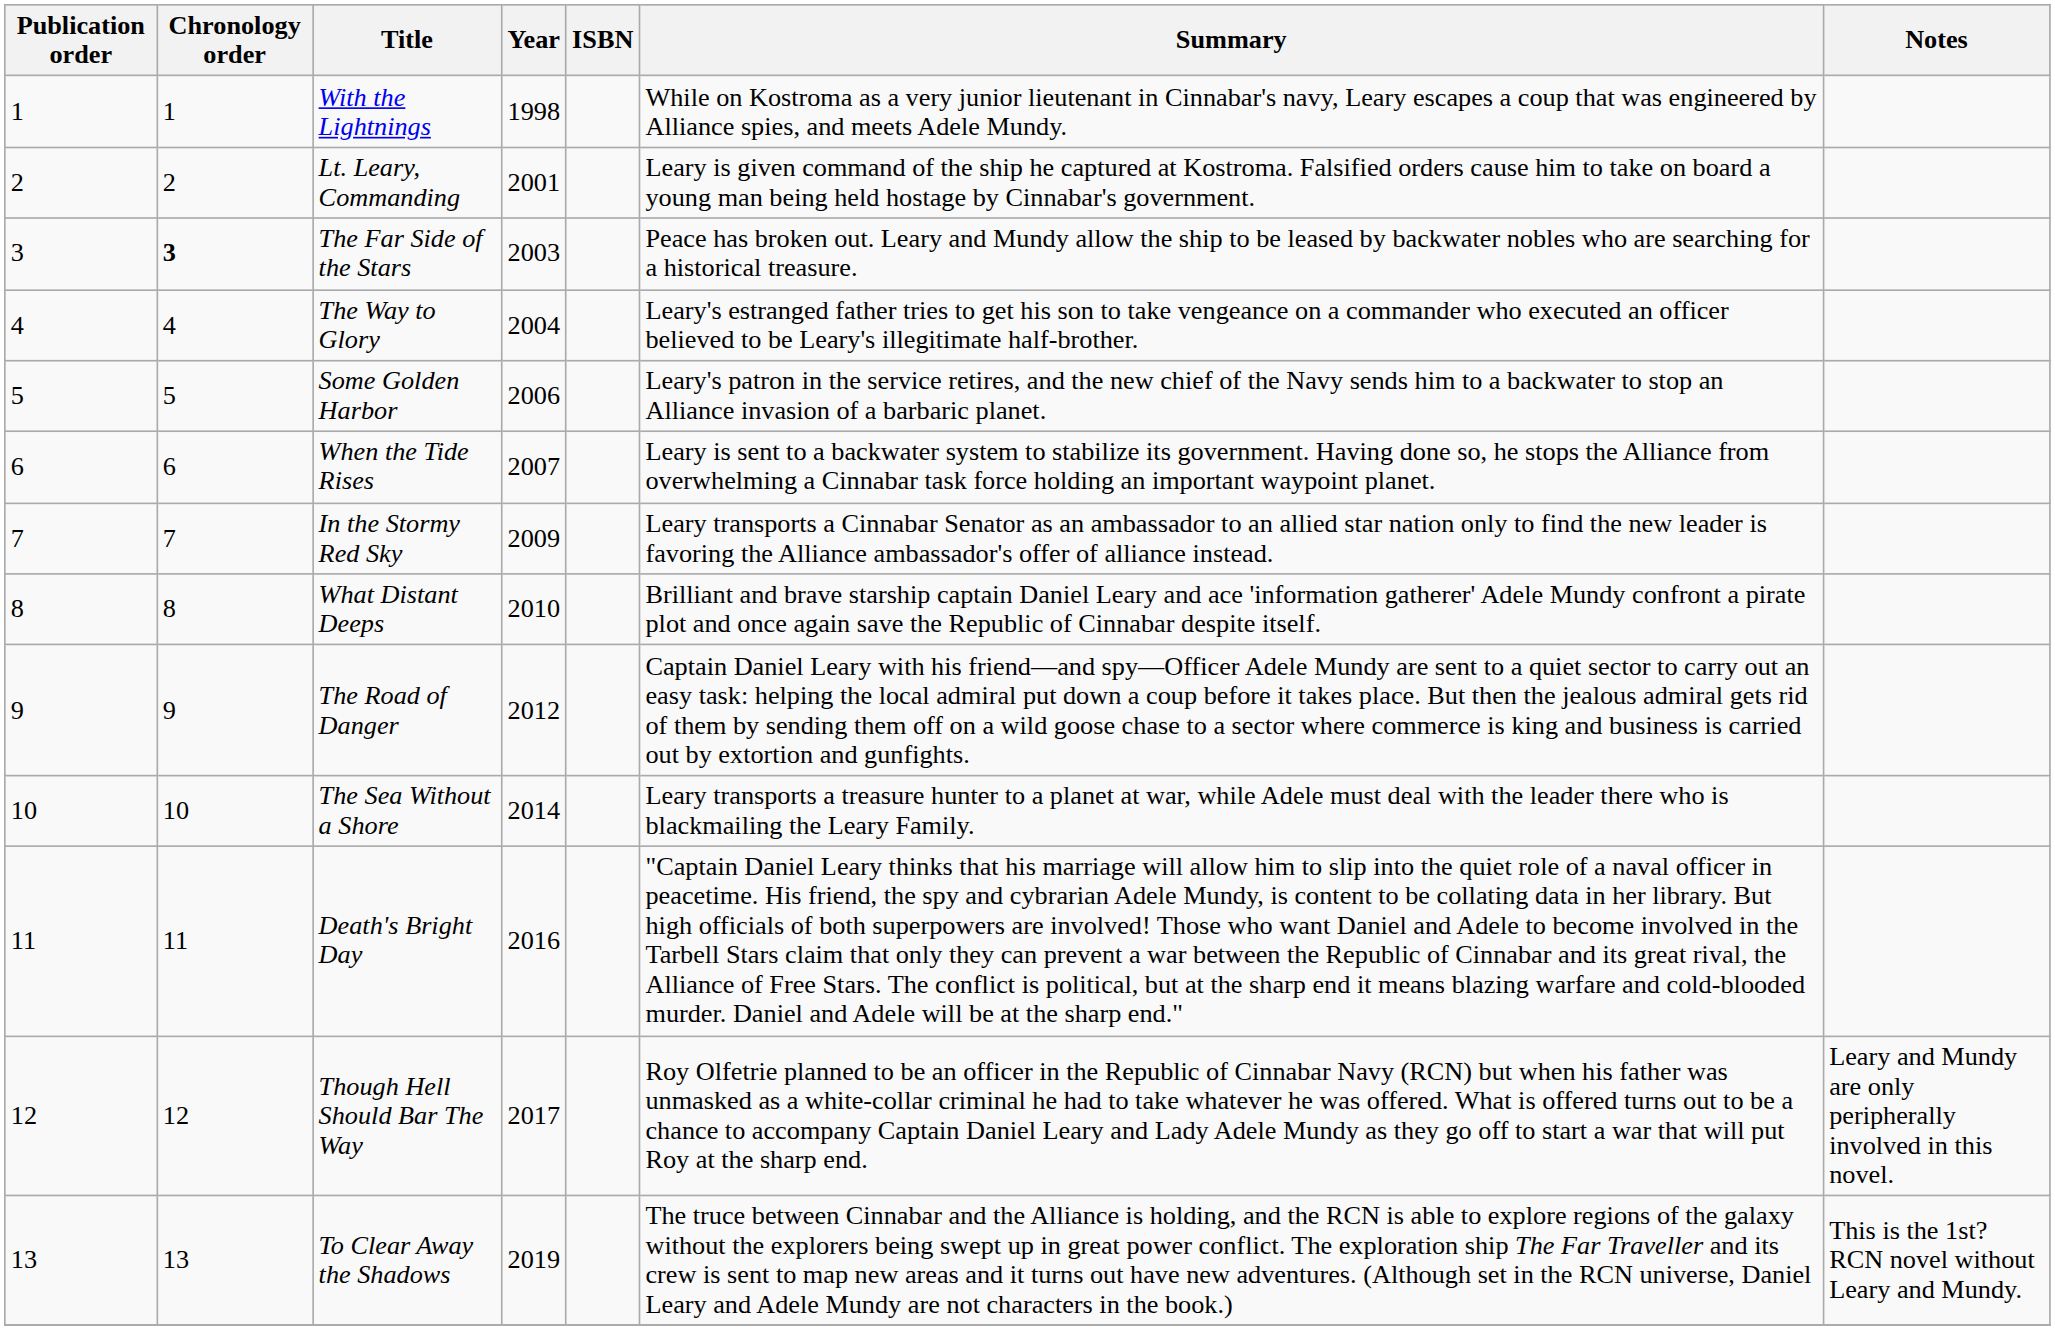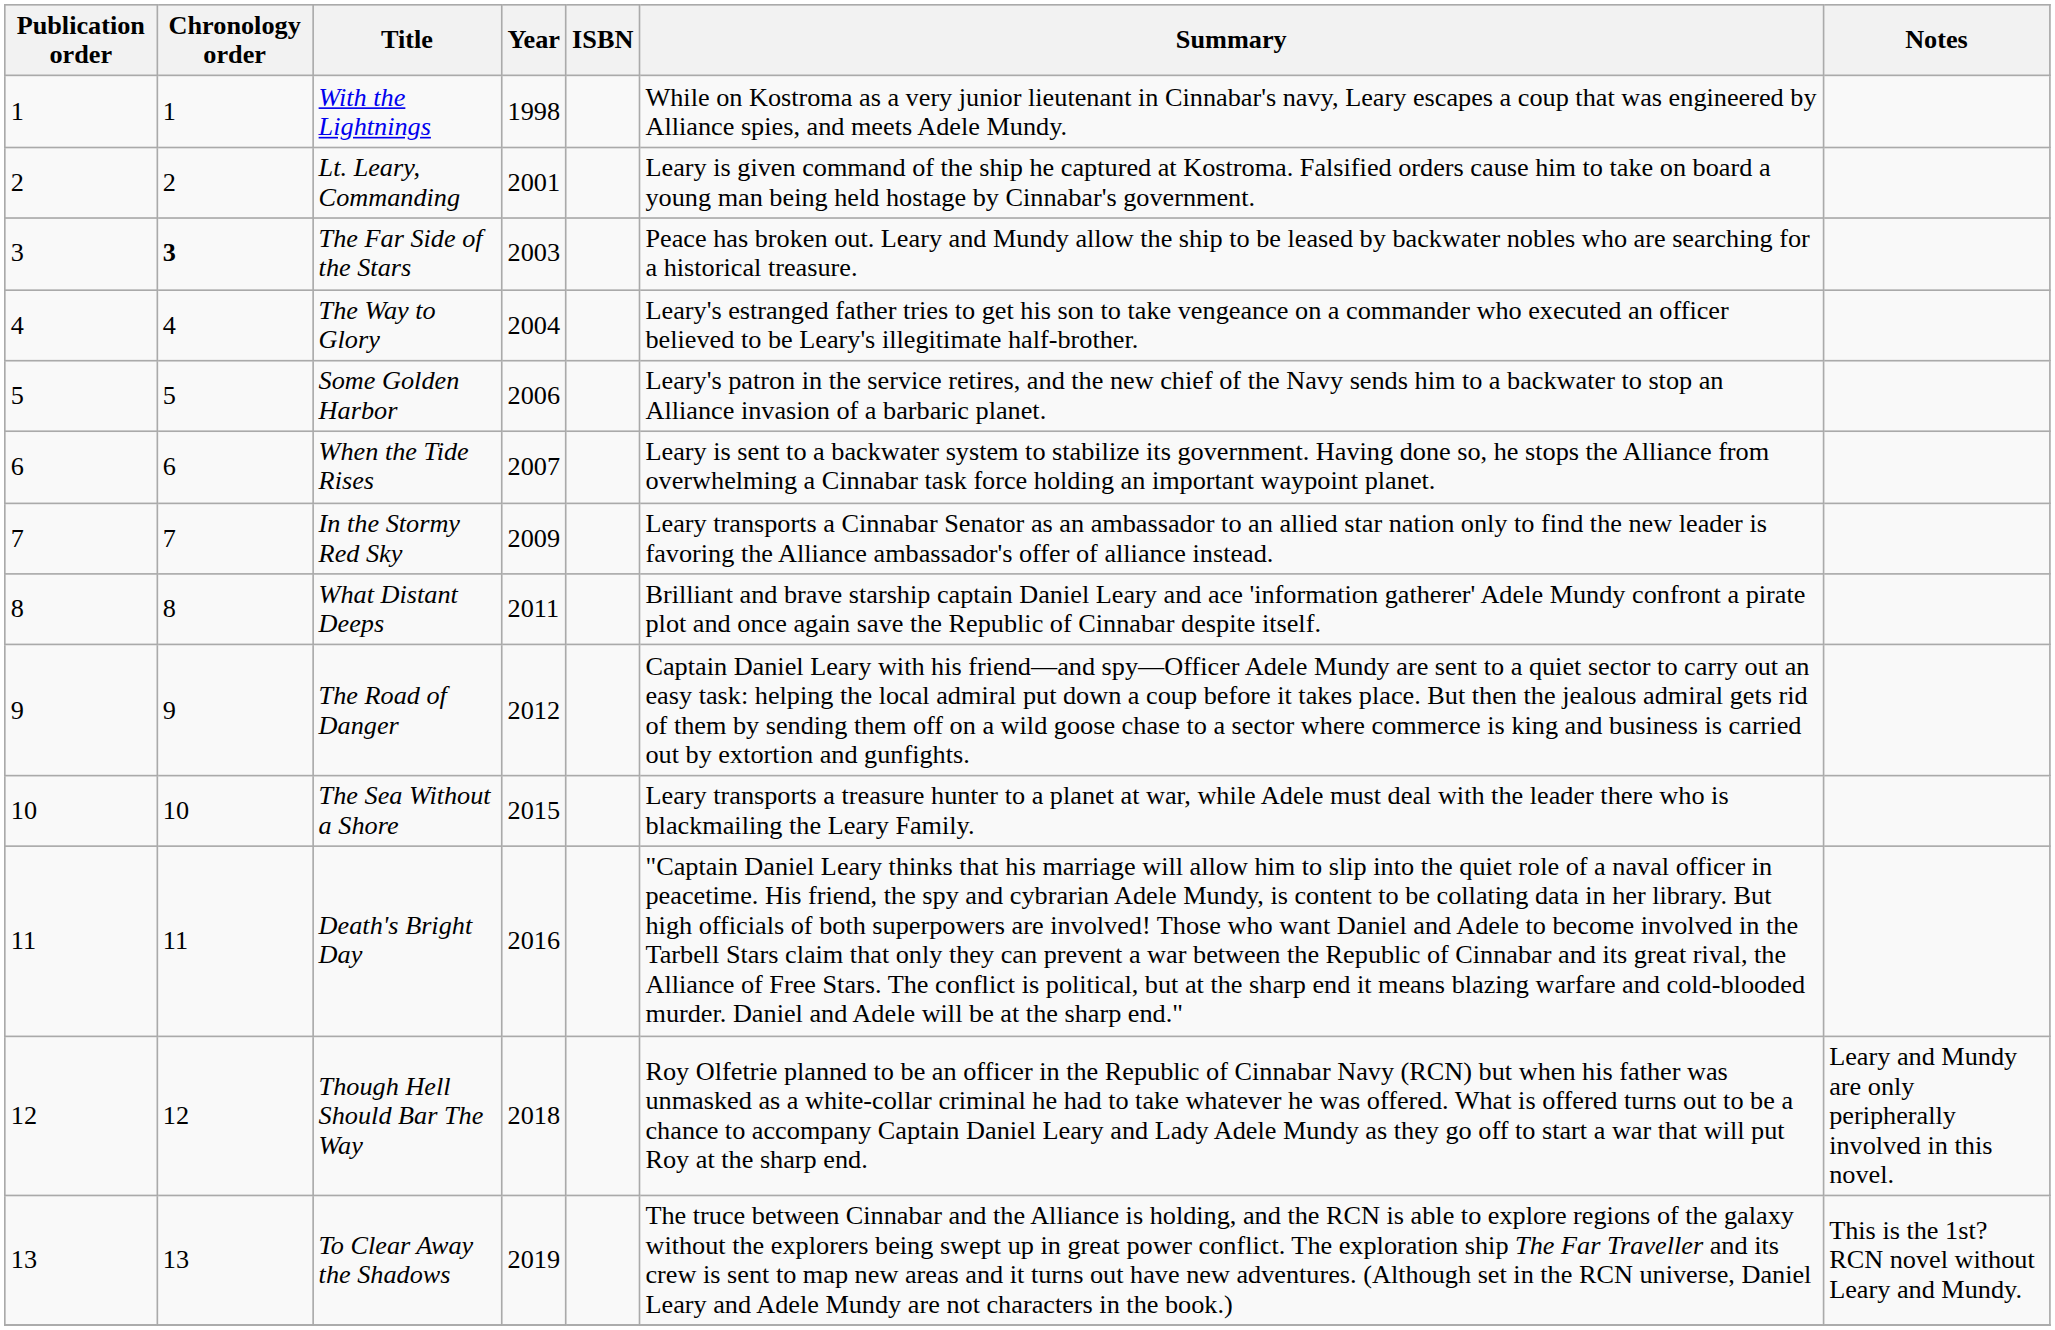(534, 609) 2010 -> (533, 609) 2011
(534, 810) 2014 -> (534, 810) 2015
(534, 1115) 2017 -> (534, 1115) 2018
